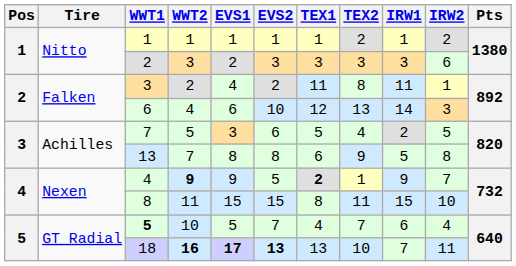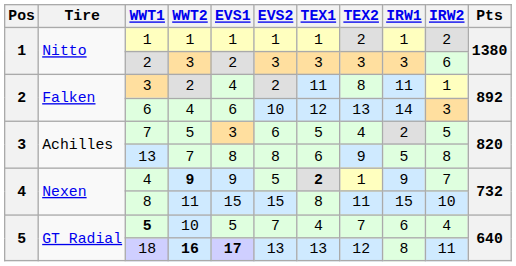(276, 250) bold -> (276, 250) normal
(361, 250) 10 -> (361, 250) 12
(404, 250) 7 -> (404, 250) 8
